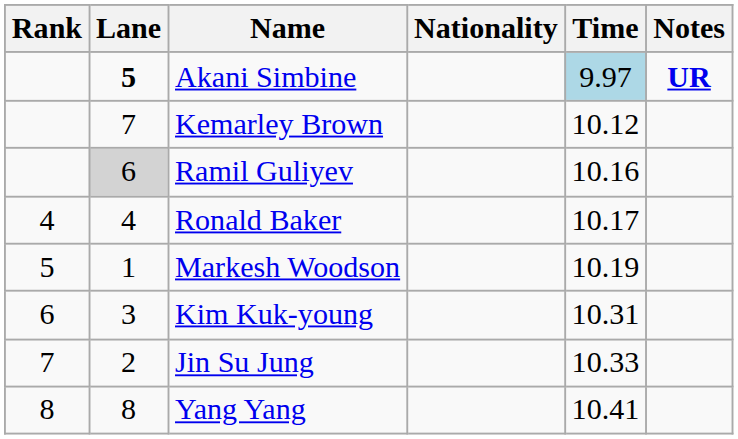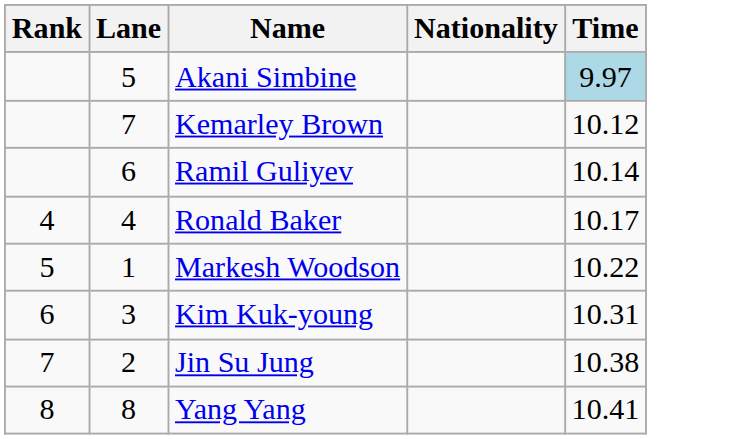- column: (689, 28)
(129, 76) bold -> (129, 76) normal
(129, 171) lightgrey background -> (129, 171) no background
(605, 171) 10.16 -> (605, 171) 10.14
(605, 266) 10.19 -> (605, 266) 10.22
(605, 362) 10.33 -> (605, 362) 10.38
